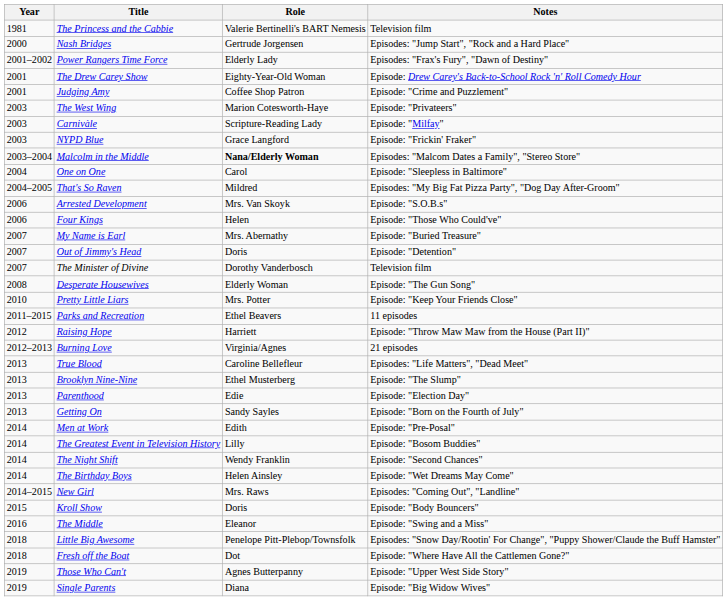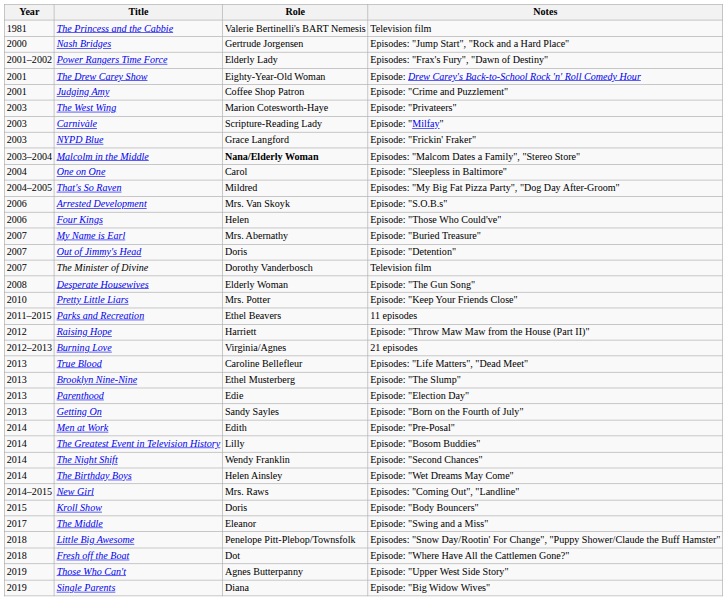(17, 524) 2016 -> (17, 524) 2017
